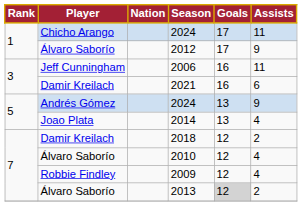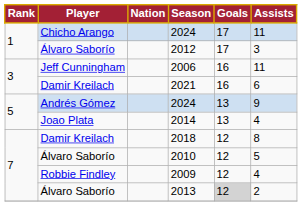(257, 49) 9 -> (257, 49) 3
(257, 138) 2 -> (257, 138) 8
(257, 156) 4 -> (257, 156) 5
